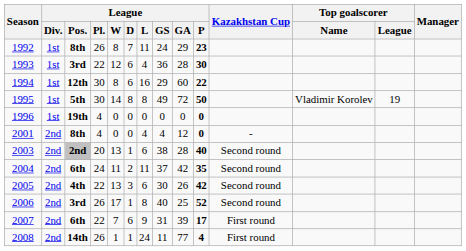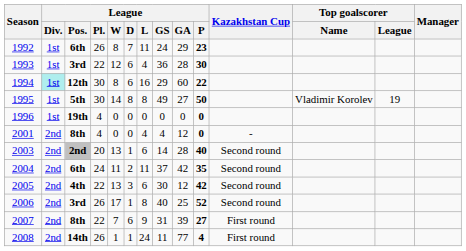(78, 47) 8th -> (78, 47) 6th
(53, 82) no background -> (53, 82) paleturquoise background
(183, 99) 72 -> (183, 99) 27
(162, 151) 38 -> (162, 151) 14
(183, 185) 26 -> (183, 185) 12
(78, 220) 6th -> (78, 220) 8th
(201, 220) 17 -> (201, 220) 27
